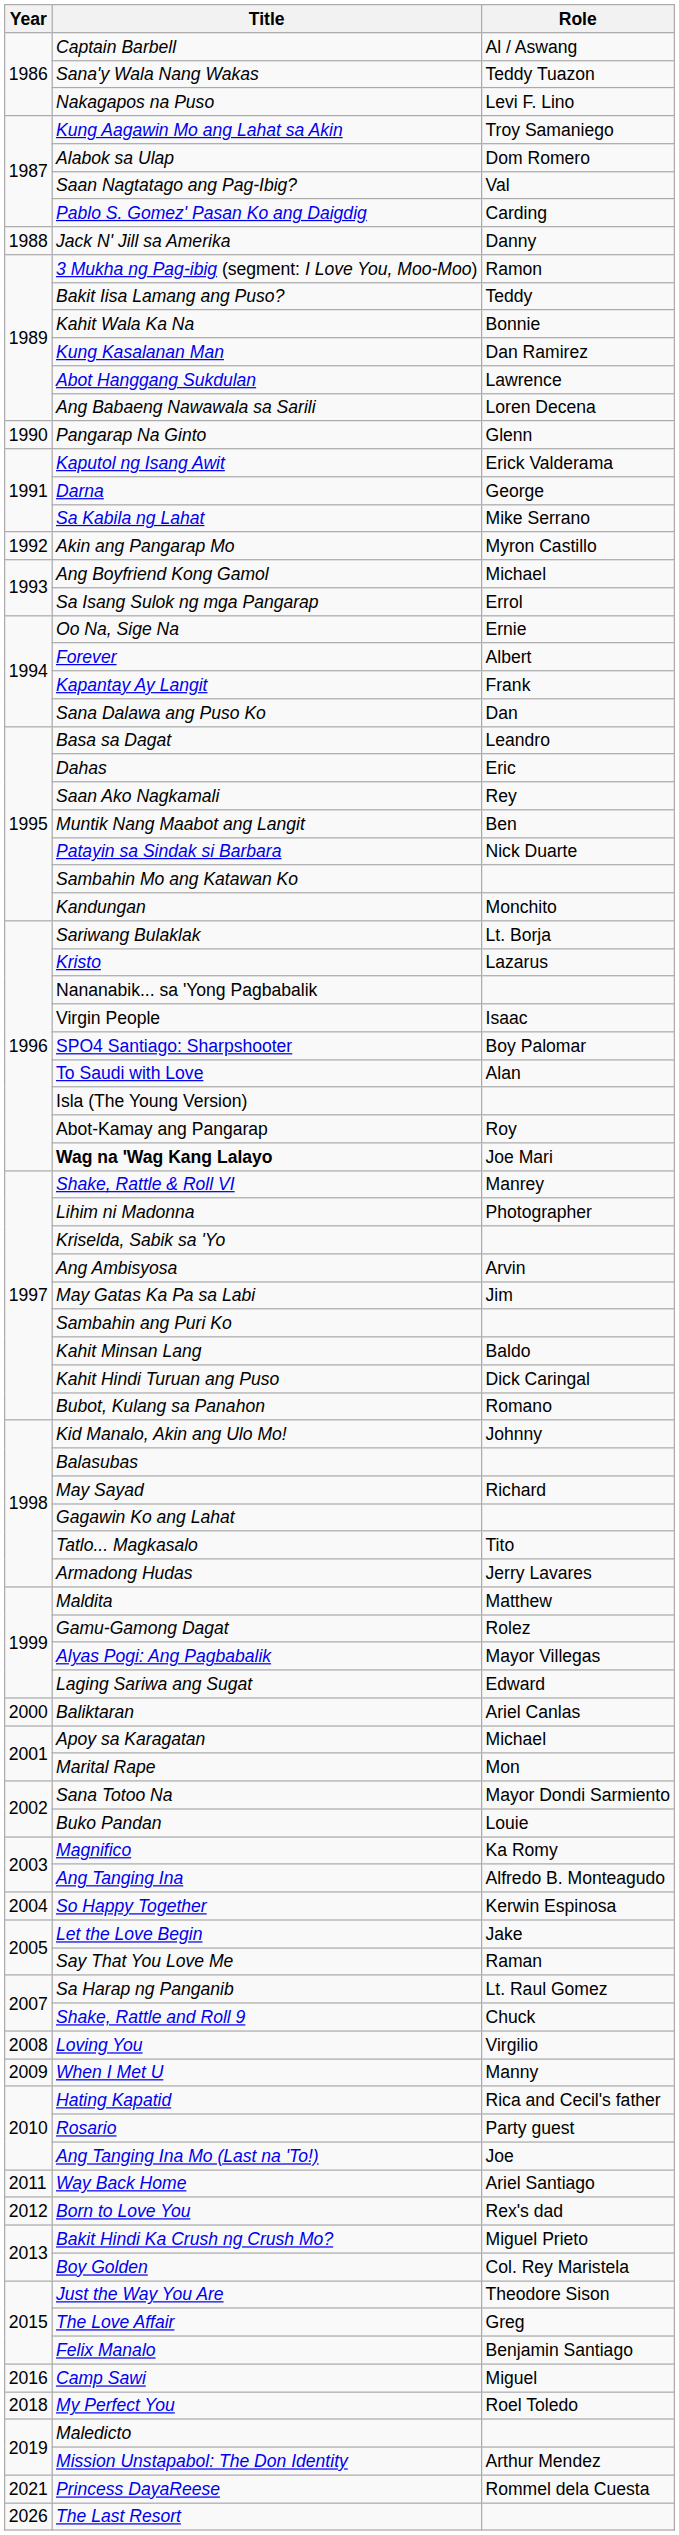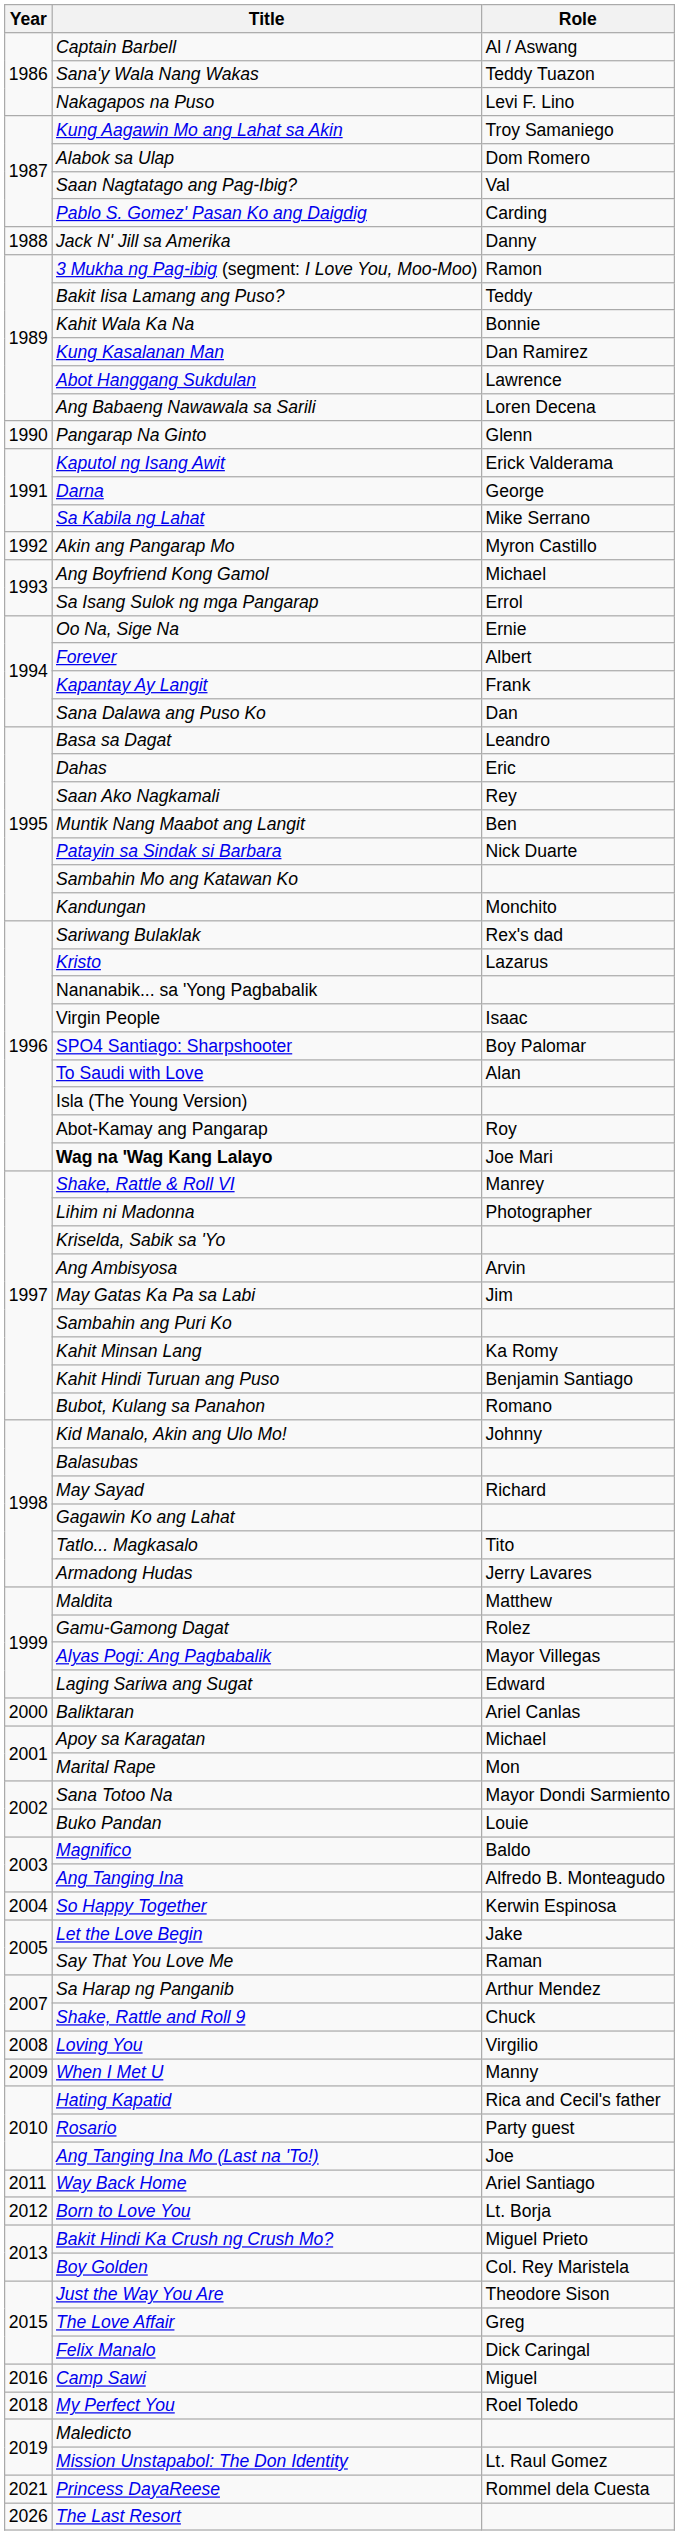(518, 935) Lt. Borja -> (524, 935) Rex's dad
(508, 1351) Baldo -> (522, 1351) Ka Romy
(538, 1379) Dick Caringal -> (559, 1379) Benjamin Santiago
(522, 1851) Ka Romy -> (508, 1851) Baldo
(547, 1989) Lt. Raul Gomez -> (543, 1989) Arthur Mendez
(524, 2212) Rex's dad -> (518, 2212) Lt. Borja
(559, 2350) Benjamin Santiago -> (538, 2350) Dick Caringal
(543, 2461) Arthur Mendez -> (547, 2461) Lt. Raul Gomez
